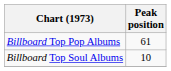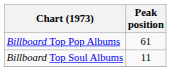(146, 58) 10 -> (146, 58) 11
